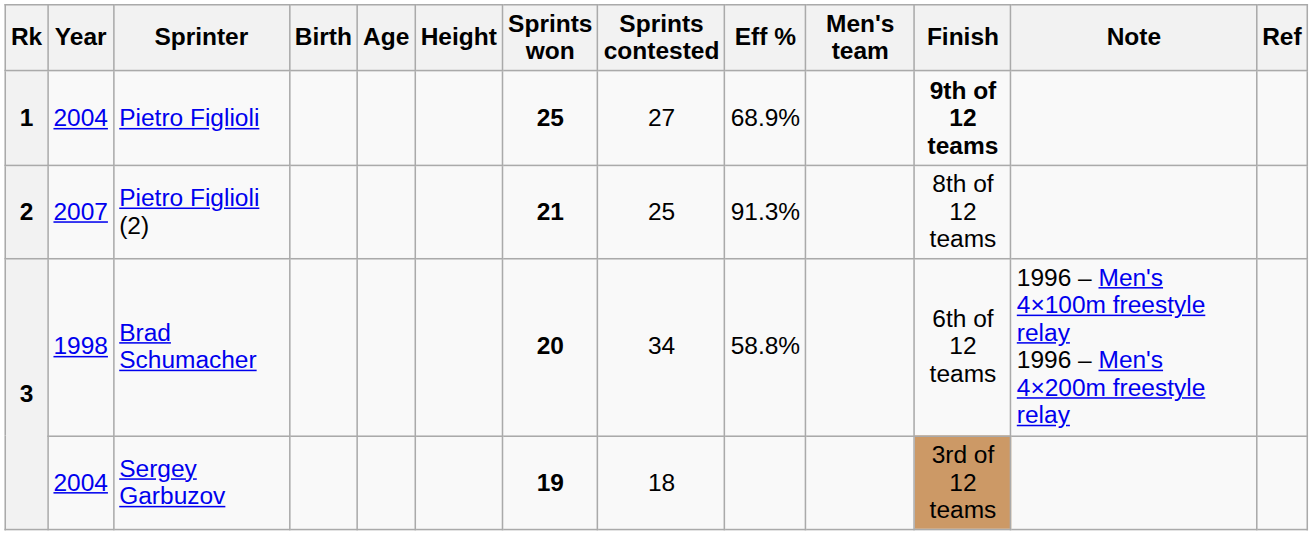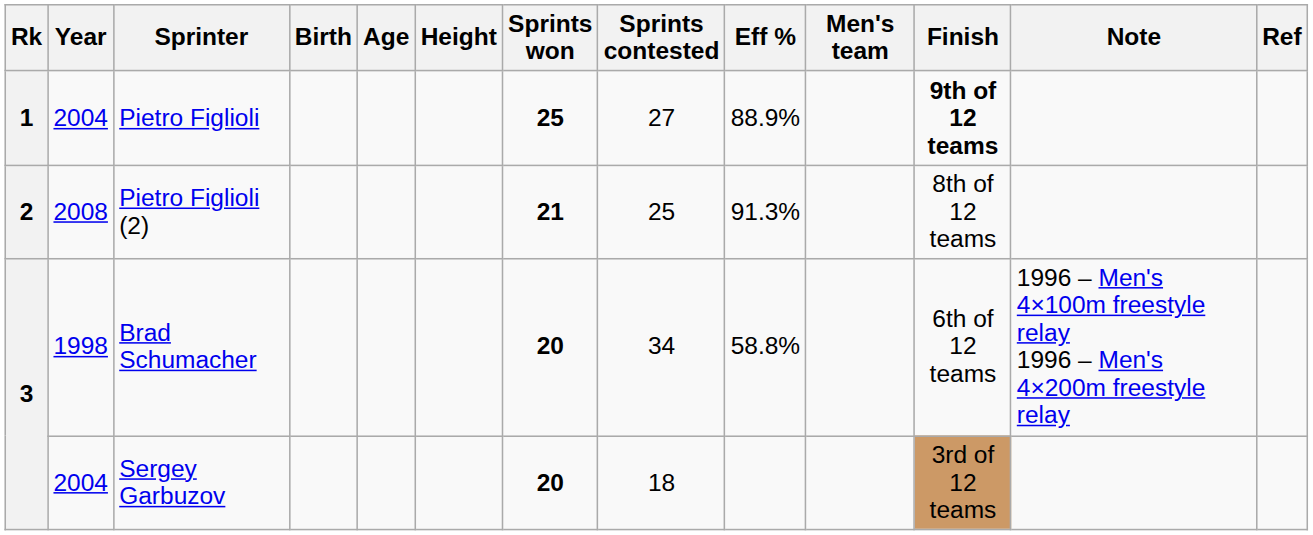(765, 117) 68.9% -> (765, 117) 88.9%
(81, 211) 2007 -> (81, 211) 2008
(550, 482) 19 -> (550, 482) 20
